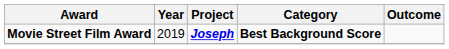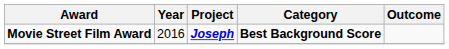(171, 34) 2019 -> (171, 34) 2016
